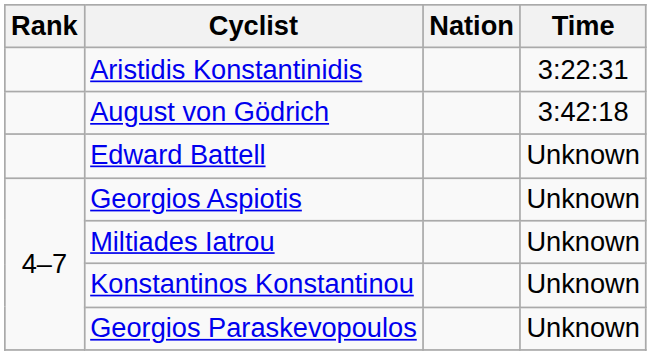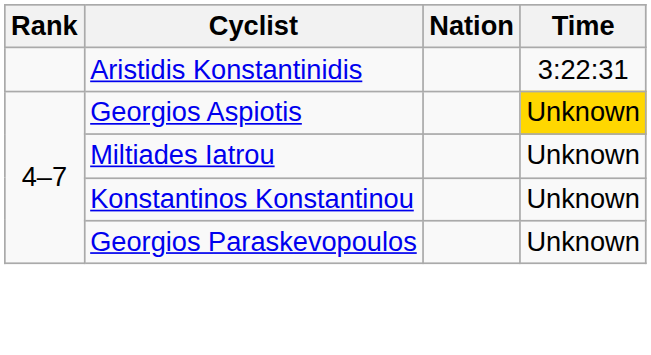- row: (210, 112)
- row: (178, 155)
(583, 198) no background -> (583, 112) gold background
